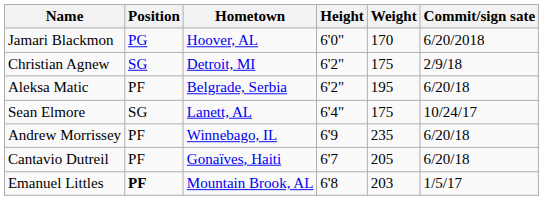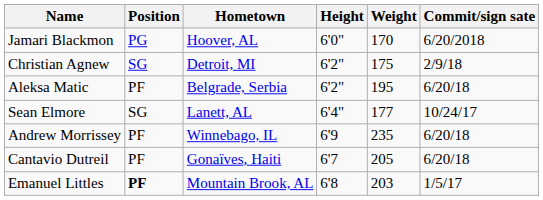(382, 111) 175 -> (382, 111) 177
